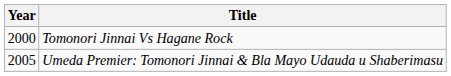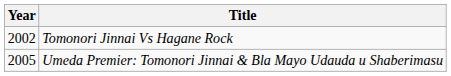(22, 37) 2000 -> (22, 37) 2002
